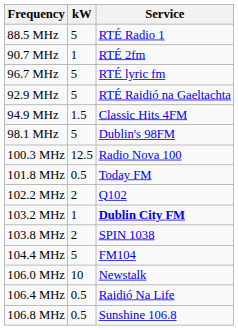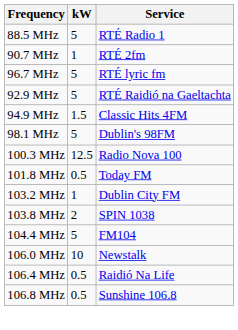- row: (36, 194)
(142, 214) bold -> (139, 194) normal
